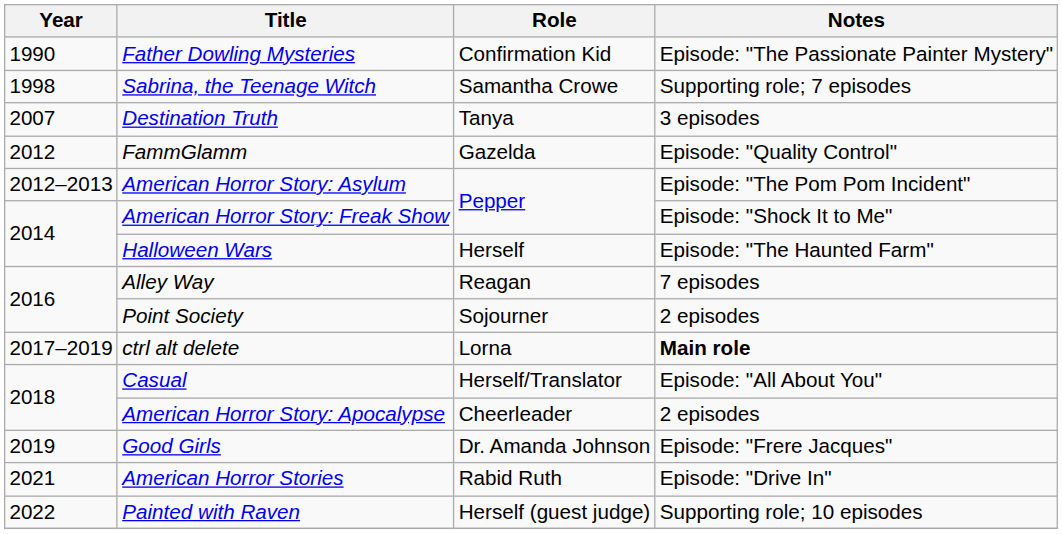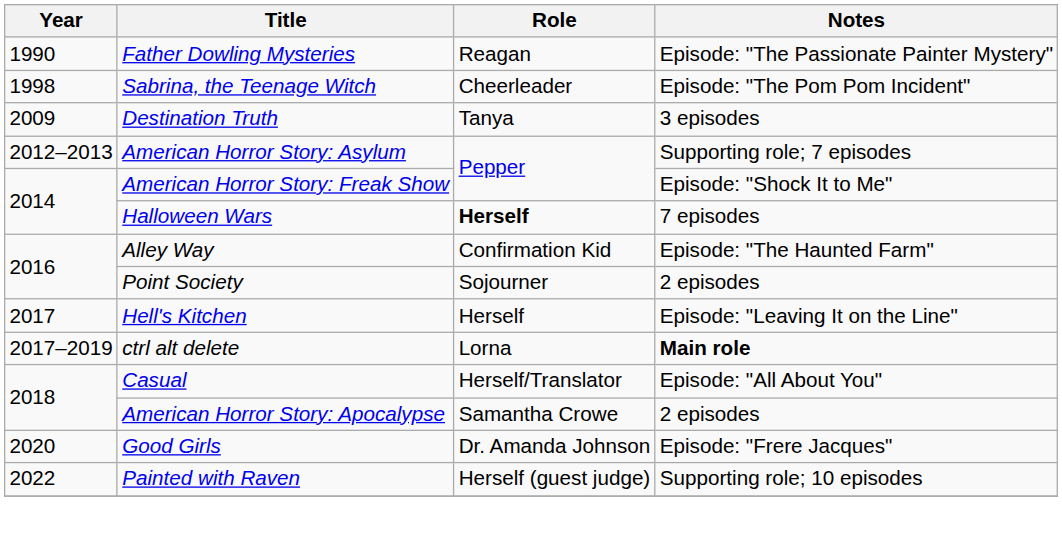(535, 53) Confirmation Kid -> (495, 53) Reagan
(538, 86) Samantha Crowe -> (515, 86) Cheerleader
(785, 86) Supporting role; 7 episodes -> (815, 86) Episode: "The Pom Pom Incident"
(32, 119) 2007 -> (32, 119) 2009
- row: (185, 151)
(815, 184) Episode: "The Pom Pom Incident" -> (785, 151) Supporting role; 7 episodes
(491, 250) normal -> (494, 217) bold
(797, 250) Episode: "The Haunted Farm" -> (710, 217) 7 episodes
(495, 282) Reagan -> (535, 250) Confirmation Kid
(710, 282) 7 episodes -> (797, 250) Episode: "The Haunted Farm"
+ row: (184, 315)
(515, 413) Cheerleader -> (538, 413) Samantha Crowe
(32, 446) 2019 -> (32, 446) 2020
- row: (233, 479)
